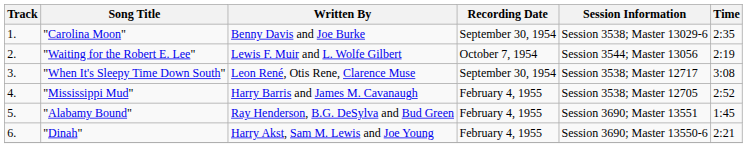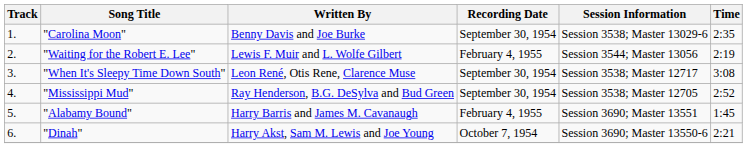(498, 54) October 7, 1954 -> (501, 54) February 4, 1955
(324, 93) Harry Barris and James M. Cavanaugh -> (343, 93) Ray Henderson, B.G. DeSylva and Bud Green
(501, 93) February 4, 1955 -> (508, 93) September 30, 1954
(343, 113) Ray Henderson, B.G. DeSylva and Bud Green -> (324, 113) Harry Barris and James M. Cavanaugh
(501, 133) February 4, 1955 -> (498, 133) October 7, 1954
